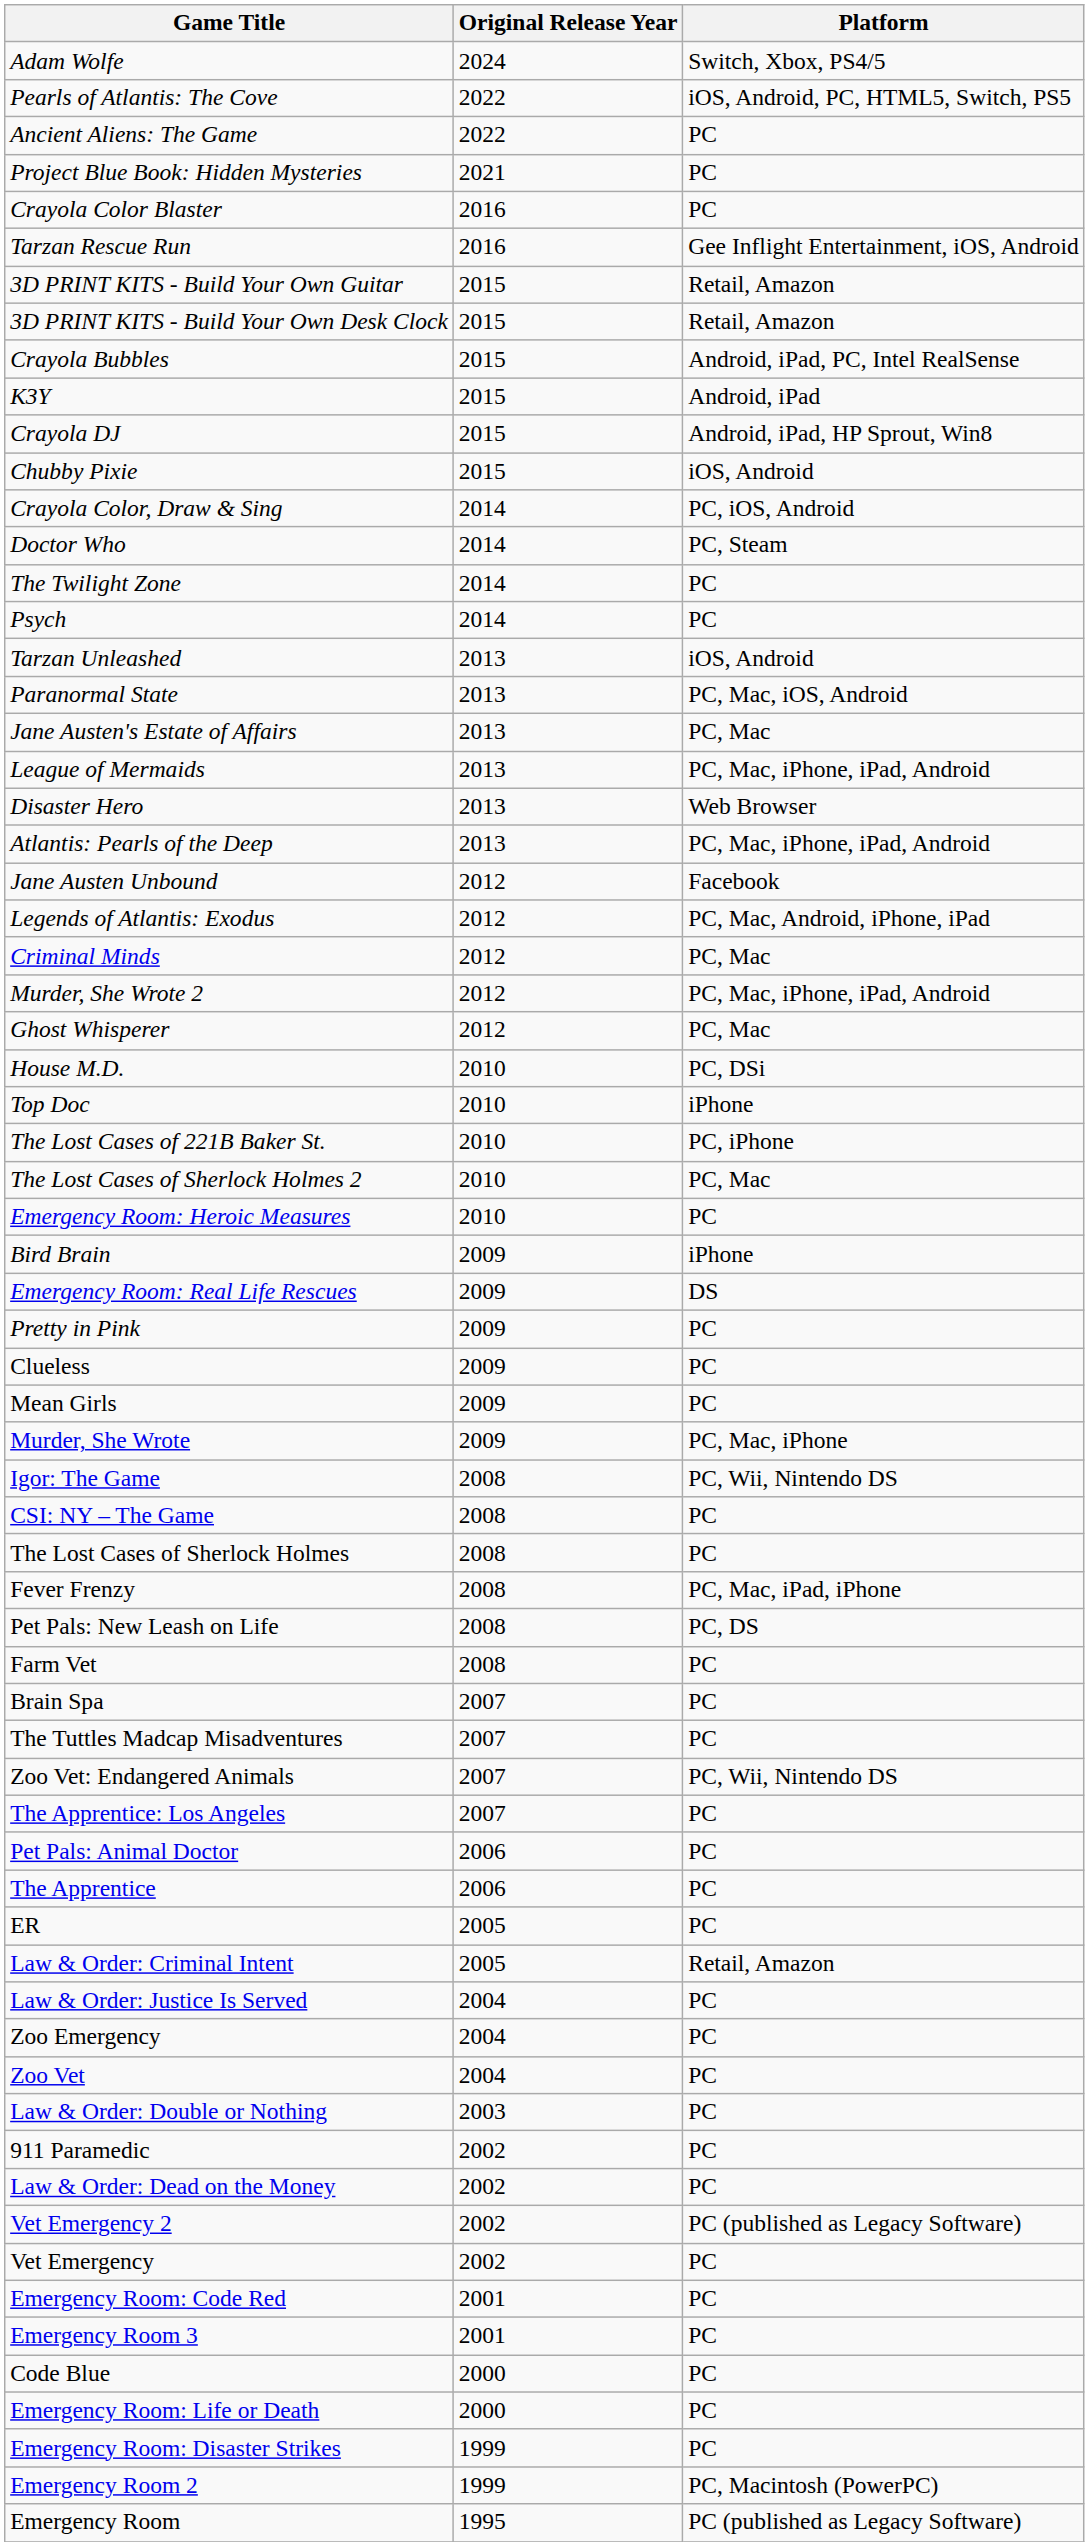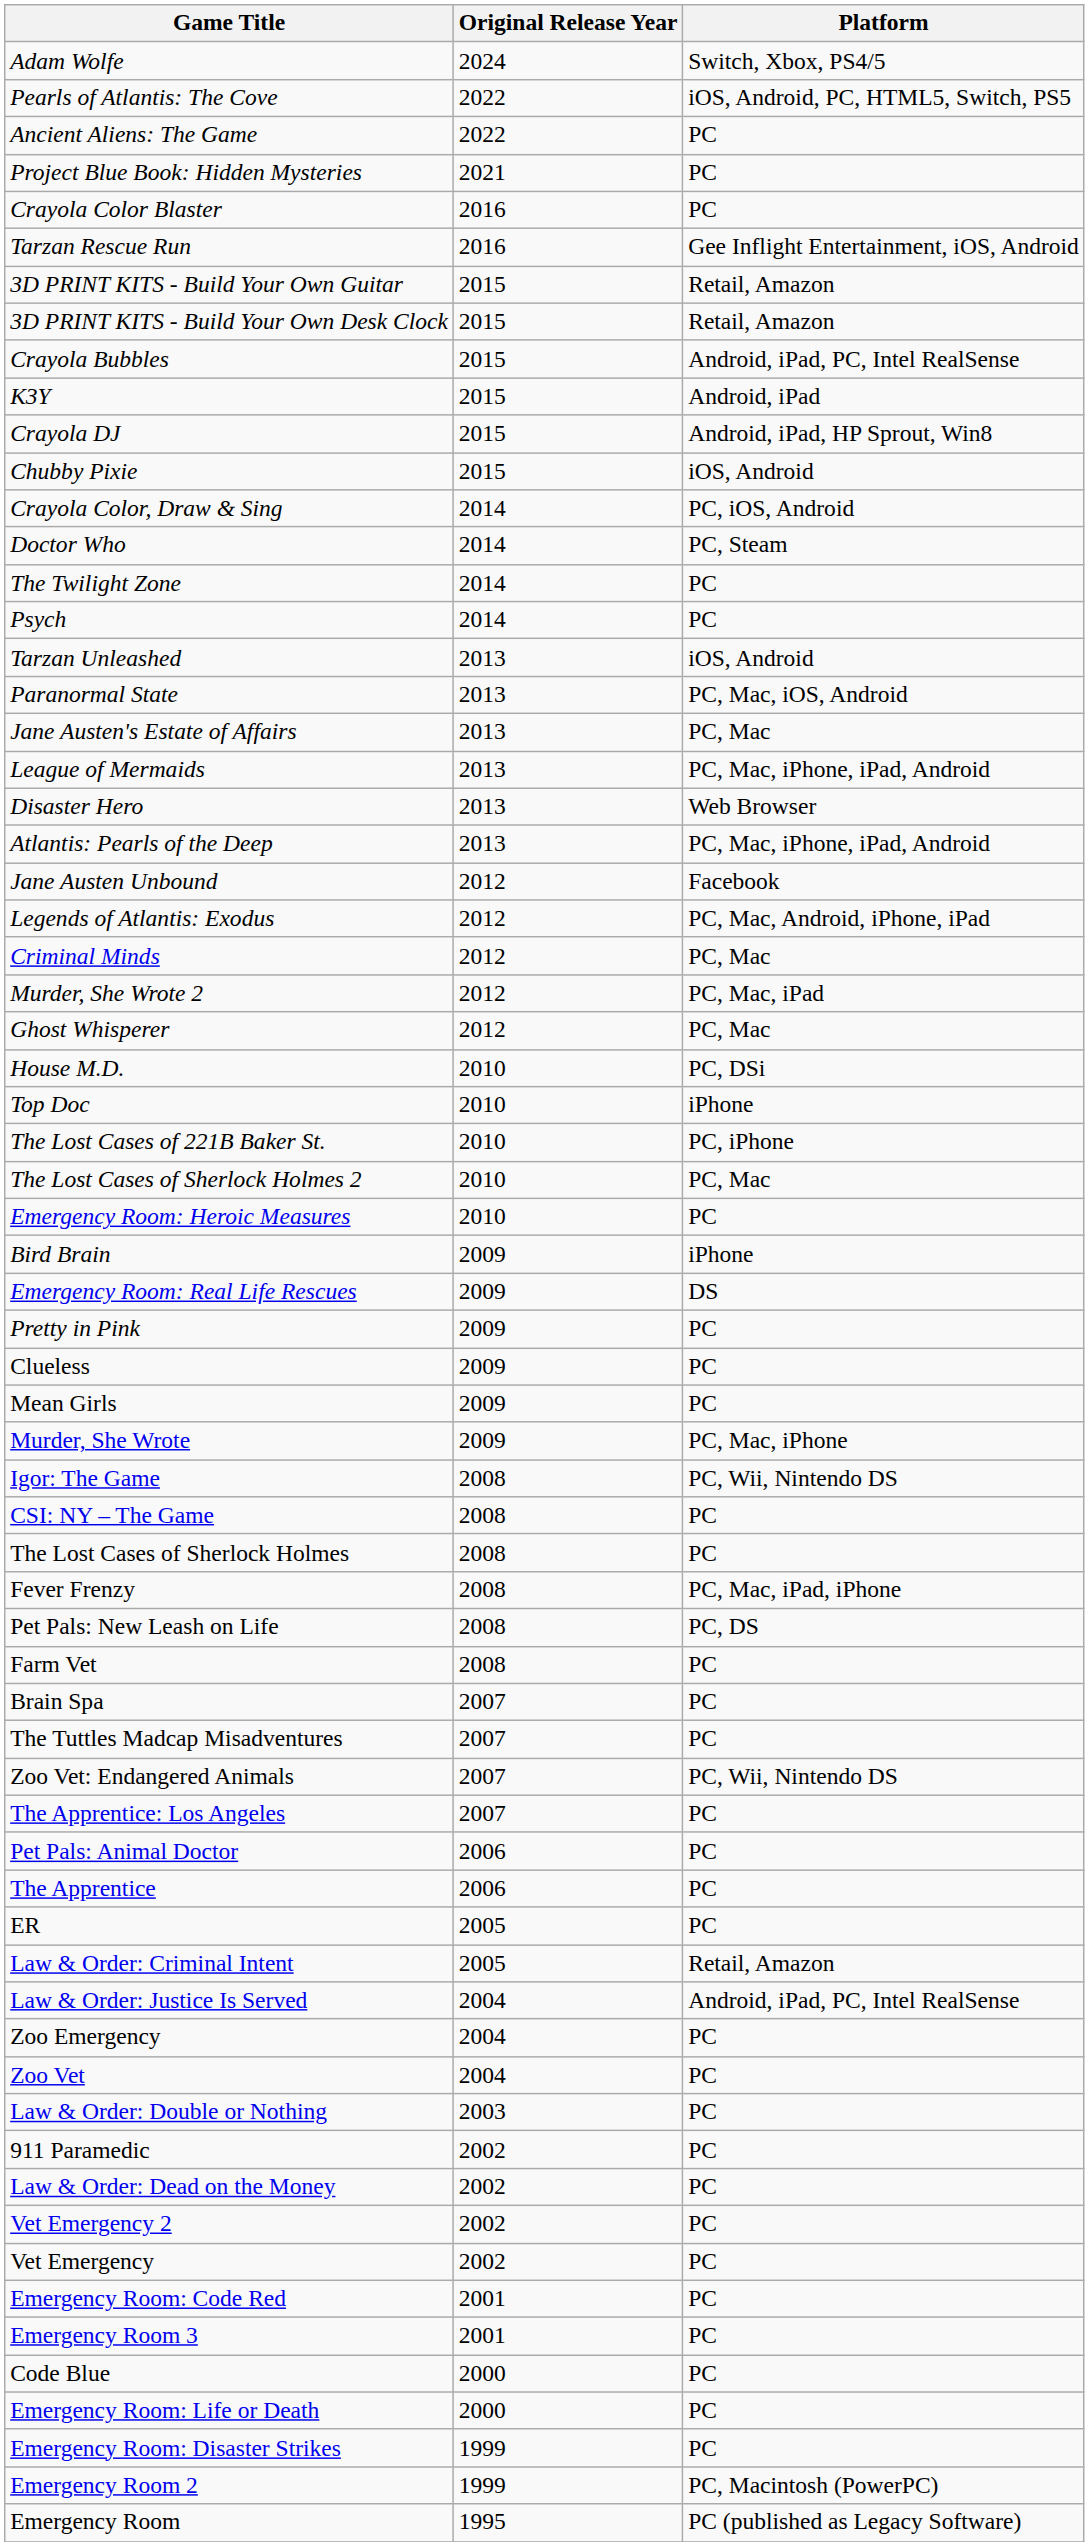(839, 992) PC, Mac, iPhone, iPad, Android -> (756, 992) PC, Mac, iPad
(703, 2000) PC -> (854, 2000) Android, iPad, PC, Intel RealSense
(855, 2223) PC (published as Legacy Software) -> (703, 2223) PC
